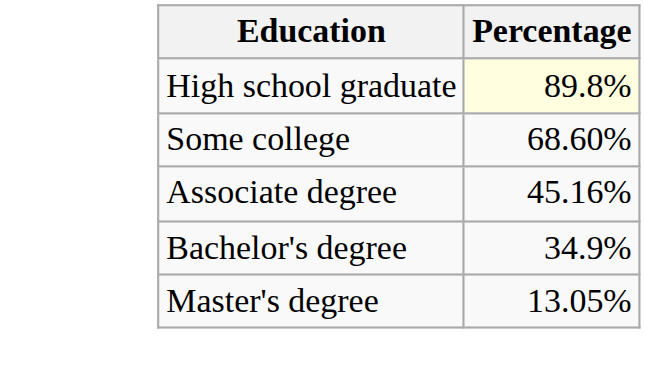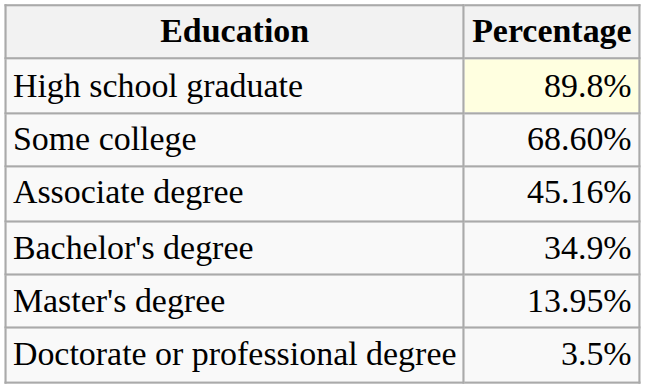(579, 300) 13.05% -> (579, 300) 13.95%
+ row: (235, 354)
